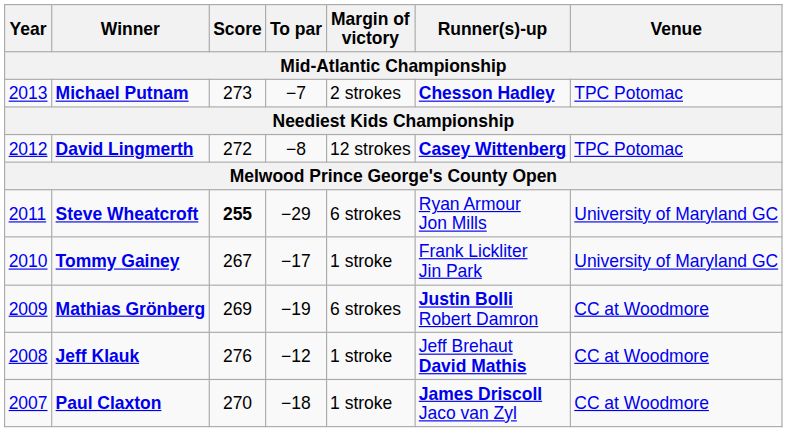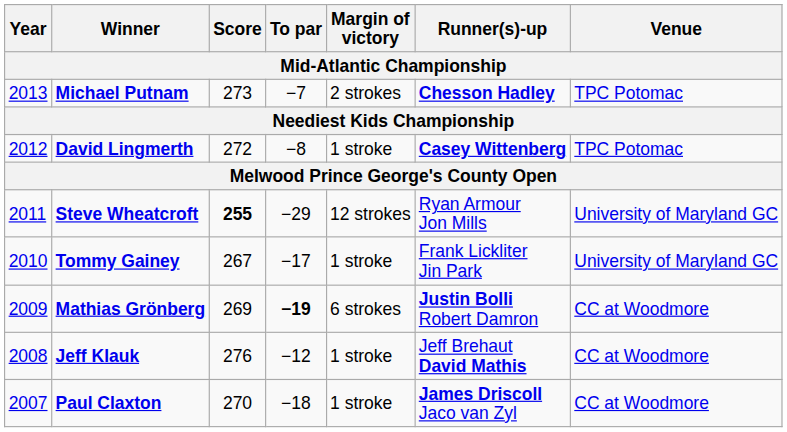(370, 149) 12 strokes -> (361, 149) 1 stroke
(366, 214) 6 strokes -> (370, 214) 12 strokes
(296, 308) normal -> (296, 308) bold
